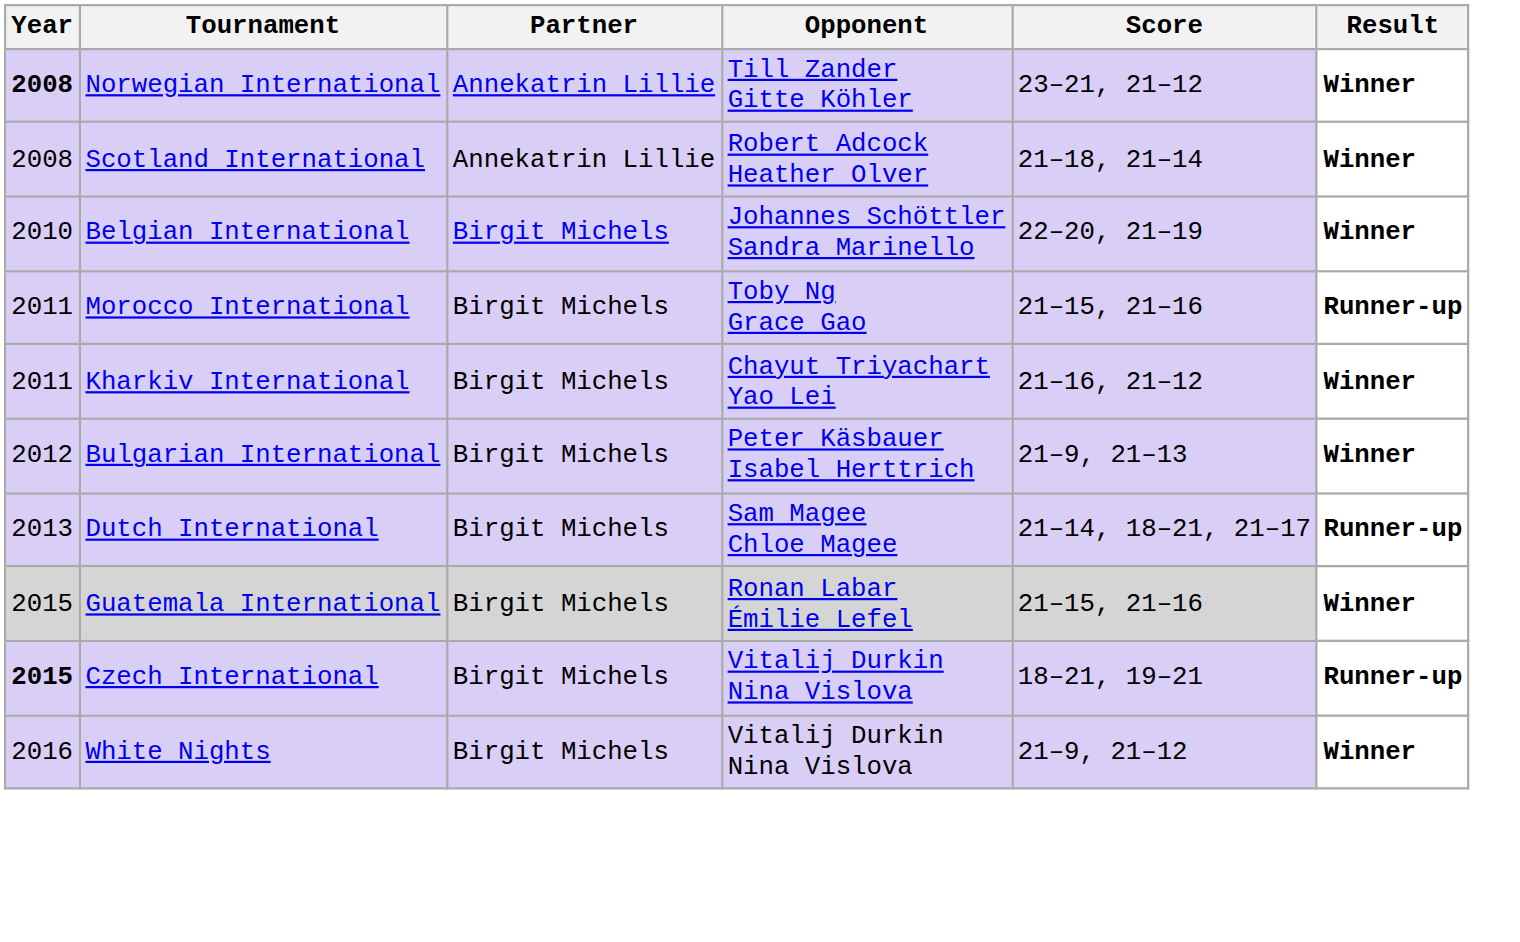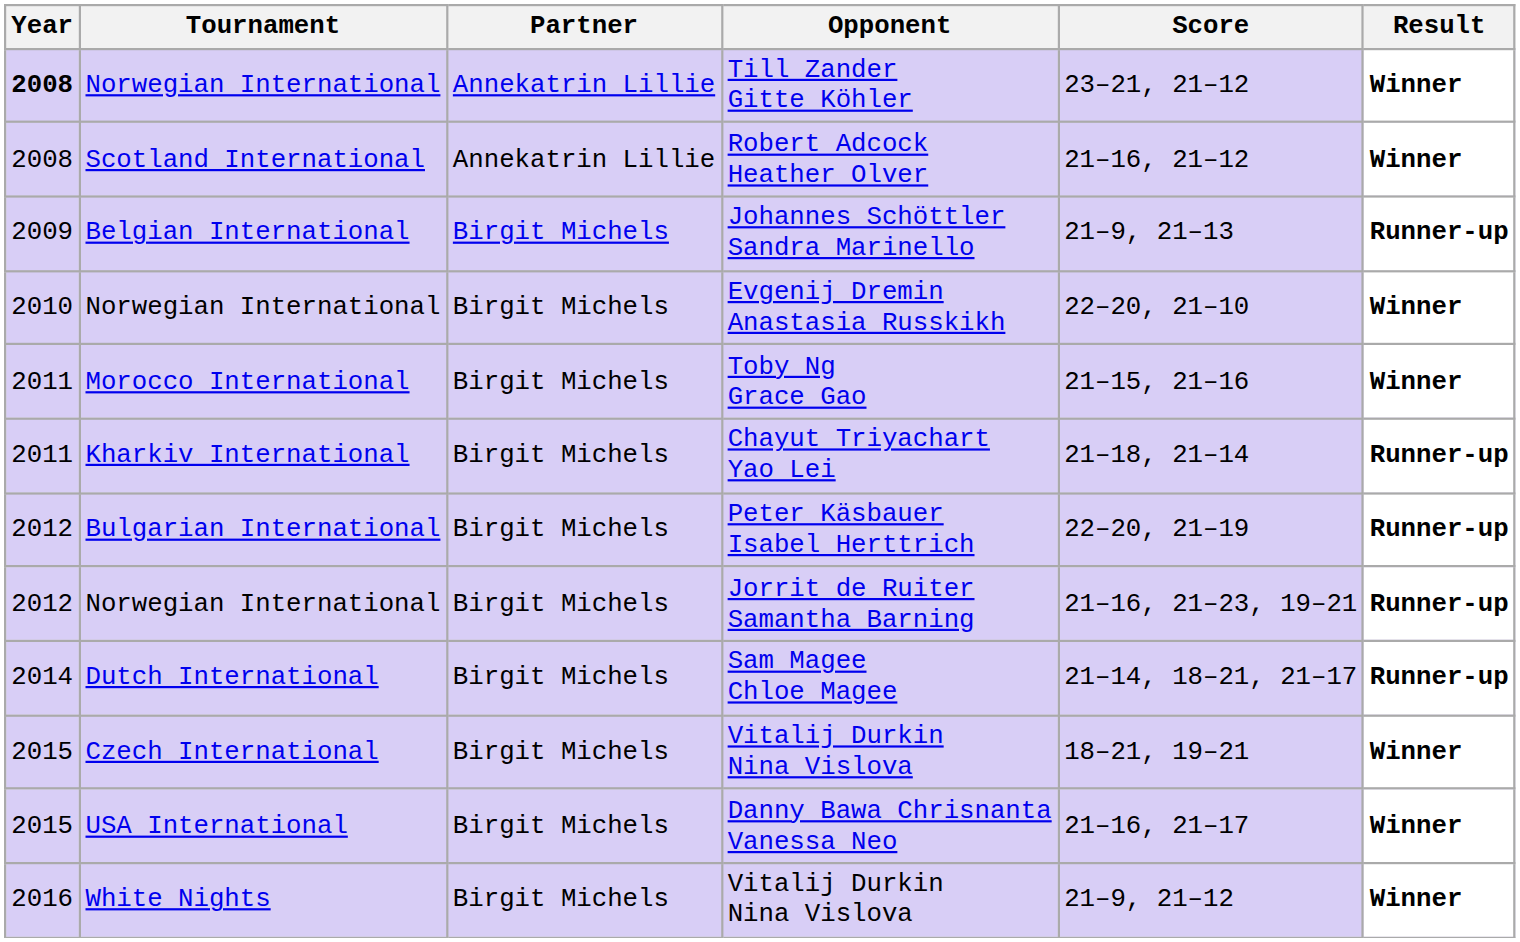(1110, 159) 21–18, 21–14 -> (1157, 159) 21–16, 21–12
(42, 233) 2010 -> (42, 233) 2009
(1110, 233) 22–20, 21–19 -> (1149, 233) 21–9, 21–13
(1370, 233) Winner -> (1439, 233) Runner-up
+ row: (263, 307)
(1393, 307) Runner-up -> (1416, 381) Winner
(1110, 381) 21–16, 21–12 -> (1157, 455) 21–18, 21–14
(1370, 381) Winner -> (1439, 455) Runner-up
(1103, 455) 21–9, 21–13 -> (1157, 529) 22–20, 21–19
(1370, 455) Winner -> (1439, 529) Runner-up
+ row: (263, 603)
(42, 529) 2013 -> (42, 677) 2014
- row: (263, 603)
(42, 677) bold -> (42, 751) normal
(1393, 677) Runner-up -> (1416, 751) Winner
+ row: (217, 825)
